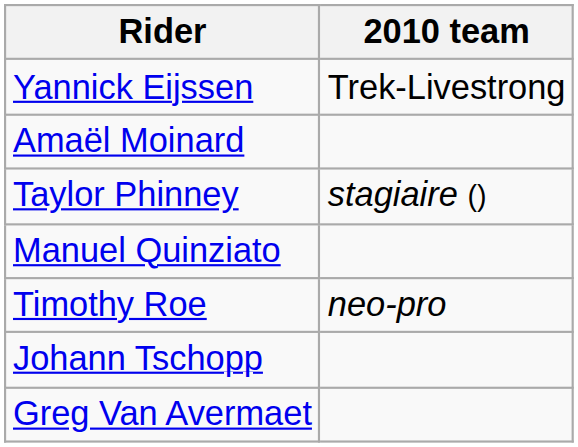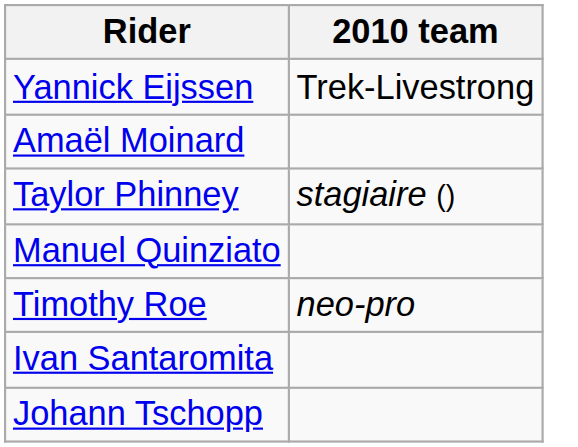+ row: (143, 359)
- row: (162, 413)
